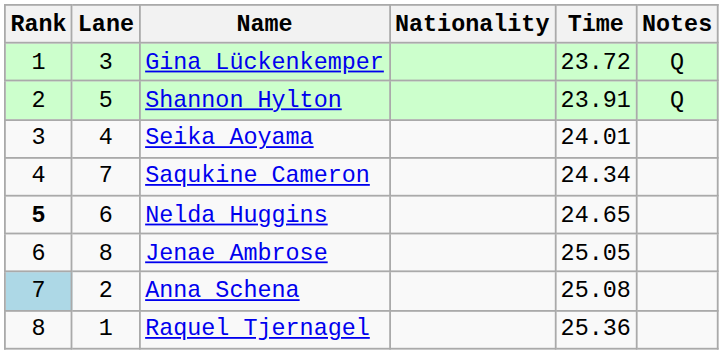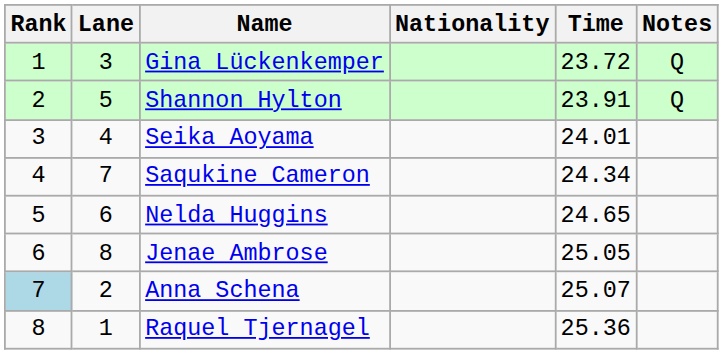(39, 215) bold -> (39, 215) normal
(596, 291) 25.08 -> (596, 291) 25.07
